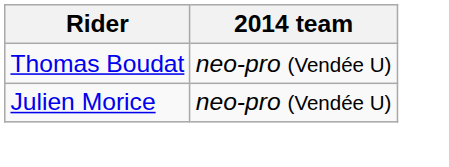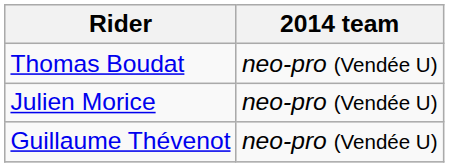+ row: (120, 141)
